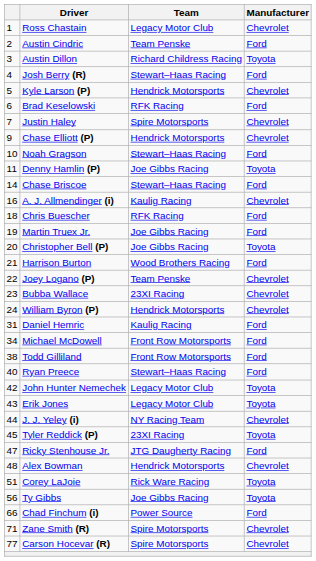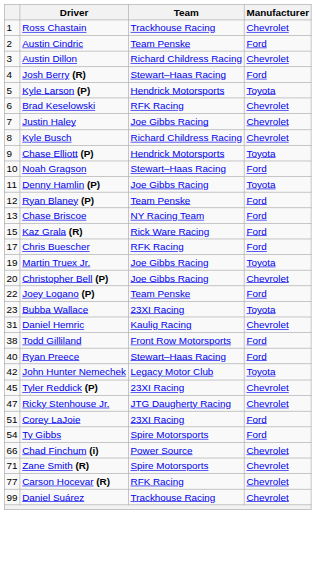(172, 28) Legacy Motor Club -> (173, 28) Trackhouse Racing
(261, 59) Toyota -> (268, 59) Chevrolet
(268, 91) Chevrolet -> (261, 91) Toyota
(257, 106) Ford -> (268, 106) Chevrolet
(169, 122) Spire Motorsports -> (169, 122) Joe Gibbs Racing
+ row: (47, 137)
(268, 137) Chevrolet -> (261, 153) Toyota
+ row: (58, 200)
(12, 184) 14 -> (12, 216) 13
(178, 184) Stewart–Haas Racing -> (167, 216) NY Racing Team
+ row: (52, 231)
- row: (68, 200)
(12, 216) 18 -> (12, 247) 17
(257, 231) Ford -> (261, 263) Toyota
(261, 247) Toyota -> (268, 278) Chevrolet
- row: (57, 263)
(268, 278) Chevrolet -> (257, 294) Ford
(268, 294) Chevrolet -> (261, 310) Toyota
- row: (60, 310)
(257, 325) Ford -> (268, 325) Chevrolet
- row: (62, 341)
- row: (45, 403)
- row: (50, 419)
(261, 435) Toyota -> (268, 388) Chevrolet
(257, 450) Ford -> (268, 403) Chevrolet
- row: (52, 466)
(170, 482) Rick Ware Racing -> (157, 419) 23XI Racing
(261, 482) Toyota -> (257, 419) Ford
(12, 497) 56 -> (12, 435) 54
(169, 497) Joe Gibbs Racing -> (169, 435) Spire Motorsports
(261, 497) Toyota -> (257, 435) Ford
(257, 513) Ford -> (268, 450) Chevrolet
(169, 544) Spire Motorsports -> (157, 482) RFK Racing
+ row: (53, 497)
